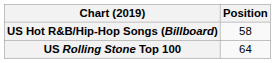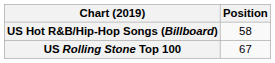(245, 49) 64 -> (245, 49) 67
